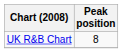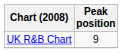(96, 39) 8 -> (96, 39) 9
